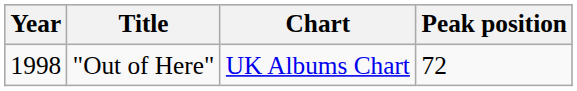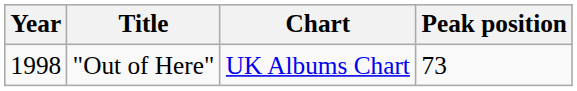(434, 64) 72 -> (434, 64) 73
